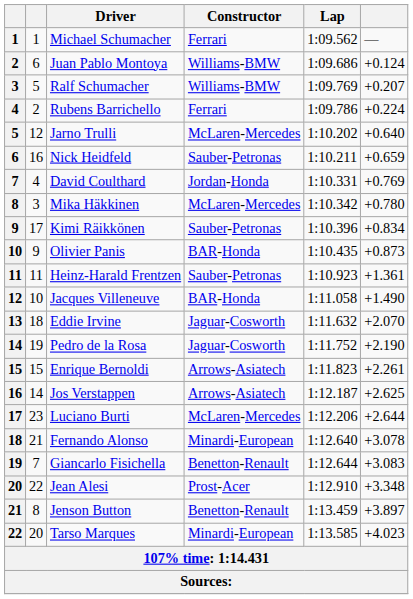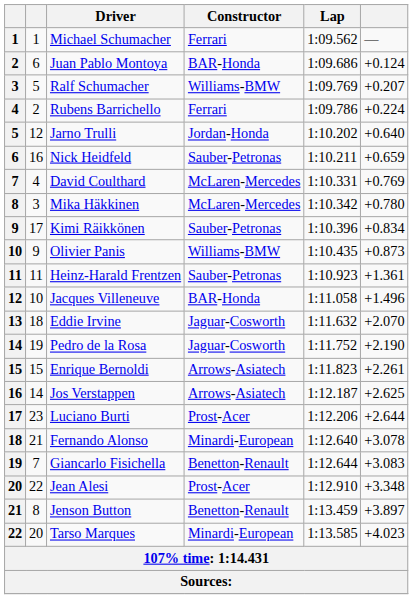(234, 62) Williams-BMW -> (224, 62) BAR-Honda
(244, 133) McLaren-Mercedes -> (228, 133) Jordan-Honda
(228, 180) Jordan-Honda -> (244, 180) McLaren-Mercedes
(224, 251) BAR-Honda -> (234, 251) Williams-BMW
(384, 298) +1.490 -> (384, 298) +1.496
(244, 416) McLaren-Mercedes -> (219, 416) Prost-Acer
